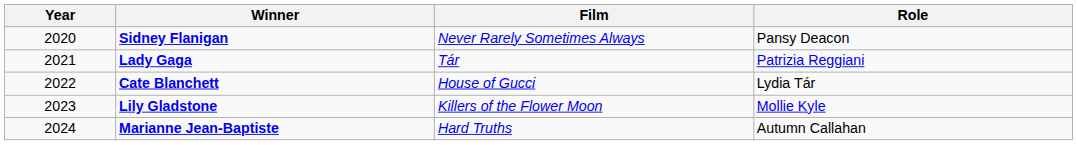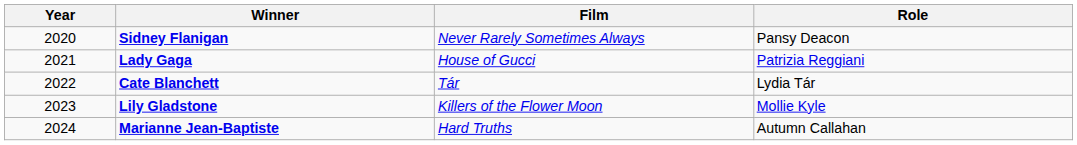(449, 60) Tár -> (487, 60) House of Gucci
(487, 83) House of Gucci -> (449, 83) Tár
